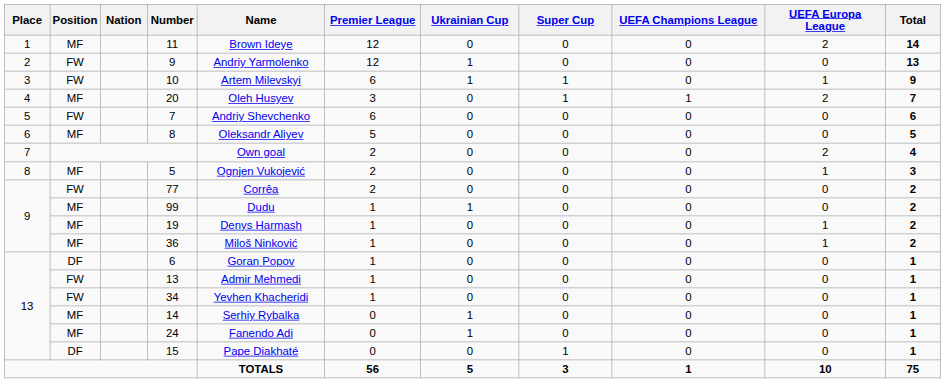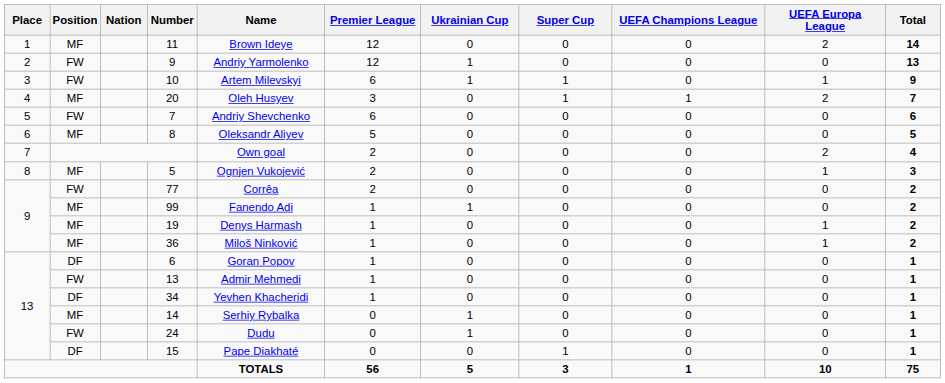(261, 207) Dudu -> (261, 207) Fanendo Adi
(75, 297) FW -> (75, 297) DF
(75, 333) MF -> (75, 333) FW
(261, 333) Fanendo Adi -> (261, 333) Dudu
